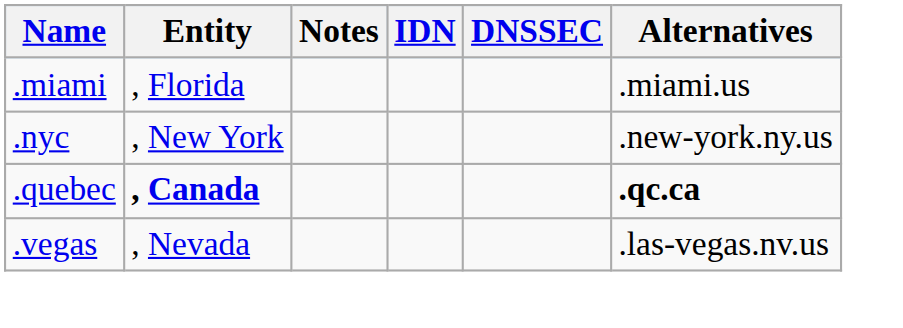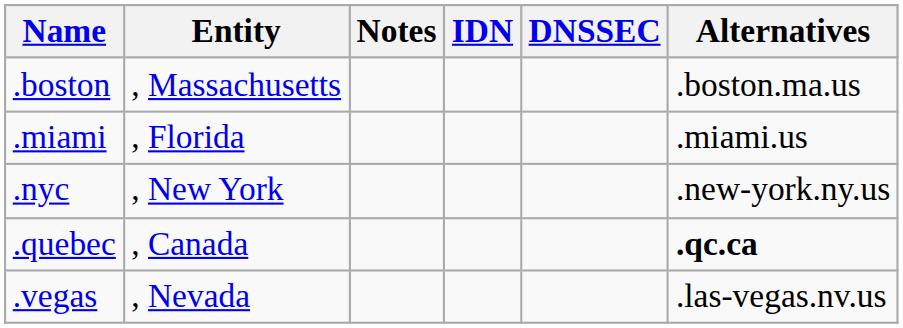+ row: (62, 84)
(195, 190) bold -> (190, 243) normal
